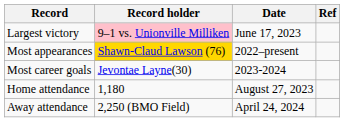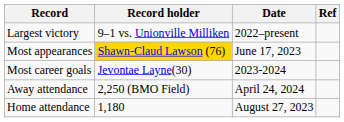(163, 32) pink background -> (163, 32) no background
(268, 32) June 17, 2023 -> (267, 32) 2022–present
(267, 51) 2022–present -> (268, 51) June 17, 2023
rows swapped: (48, 88) <-> (47, 107)
